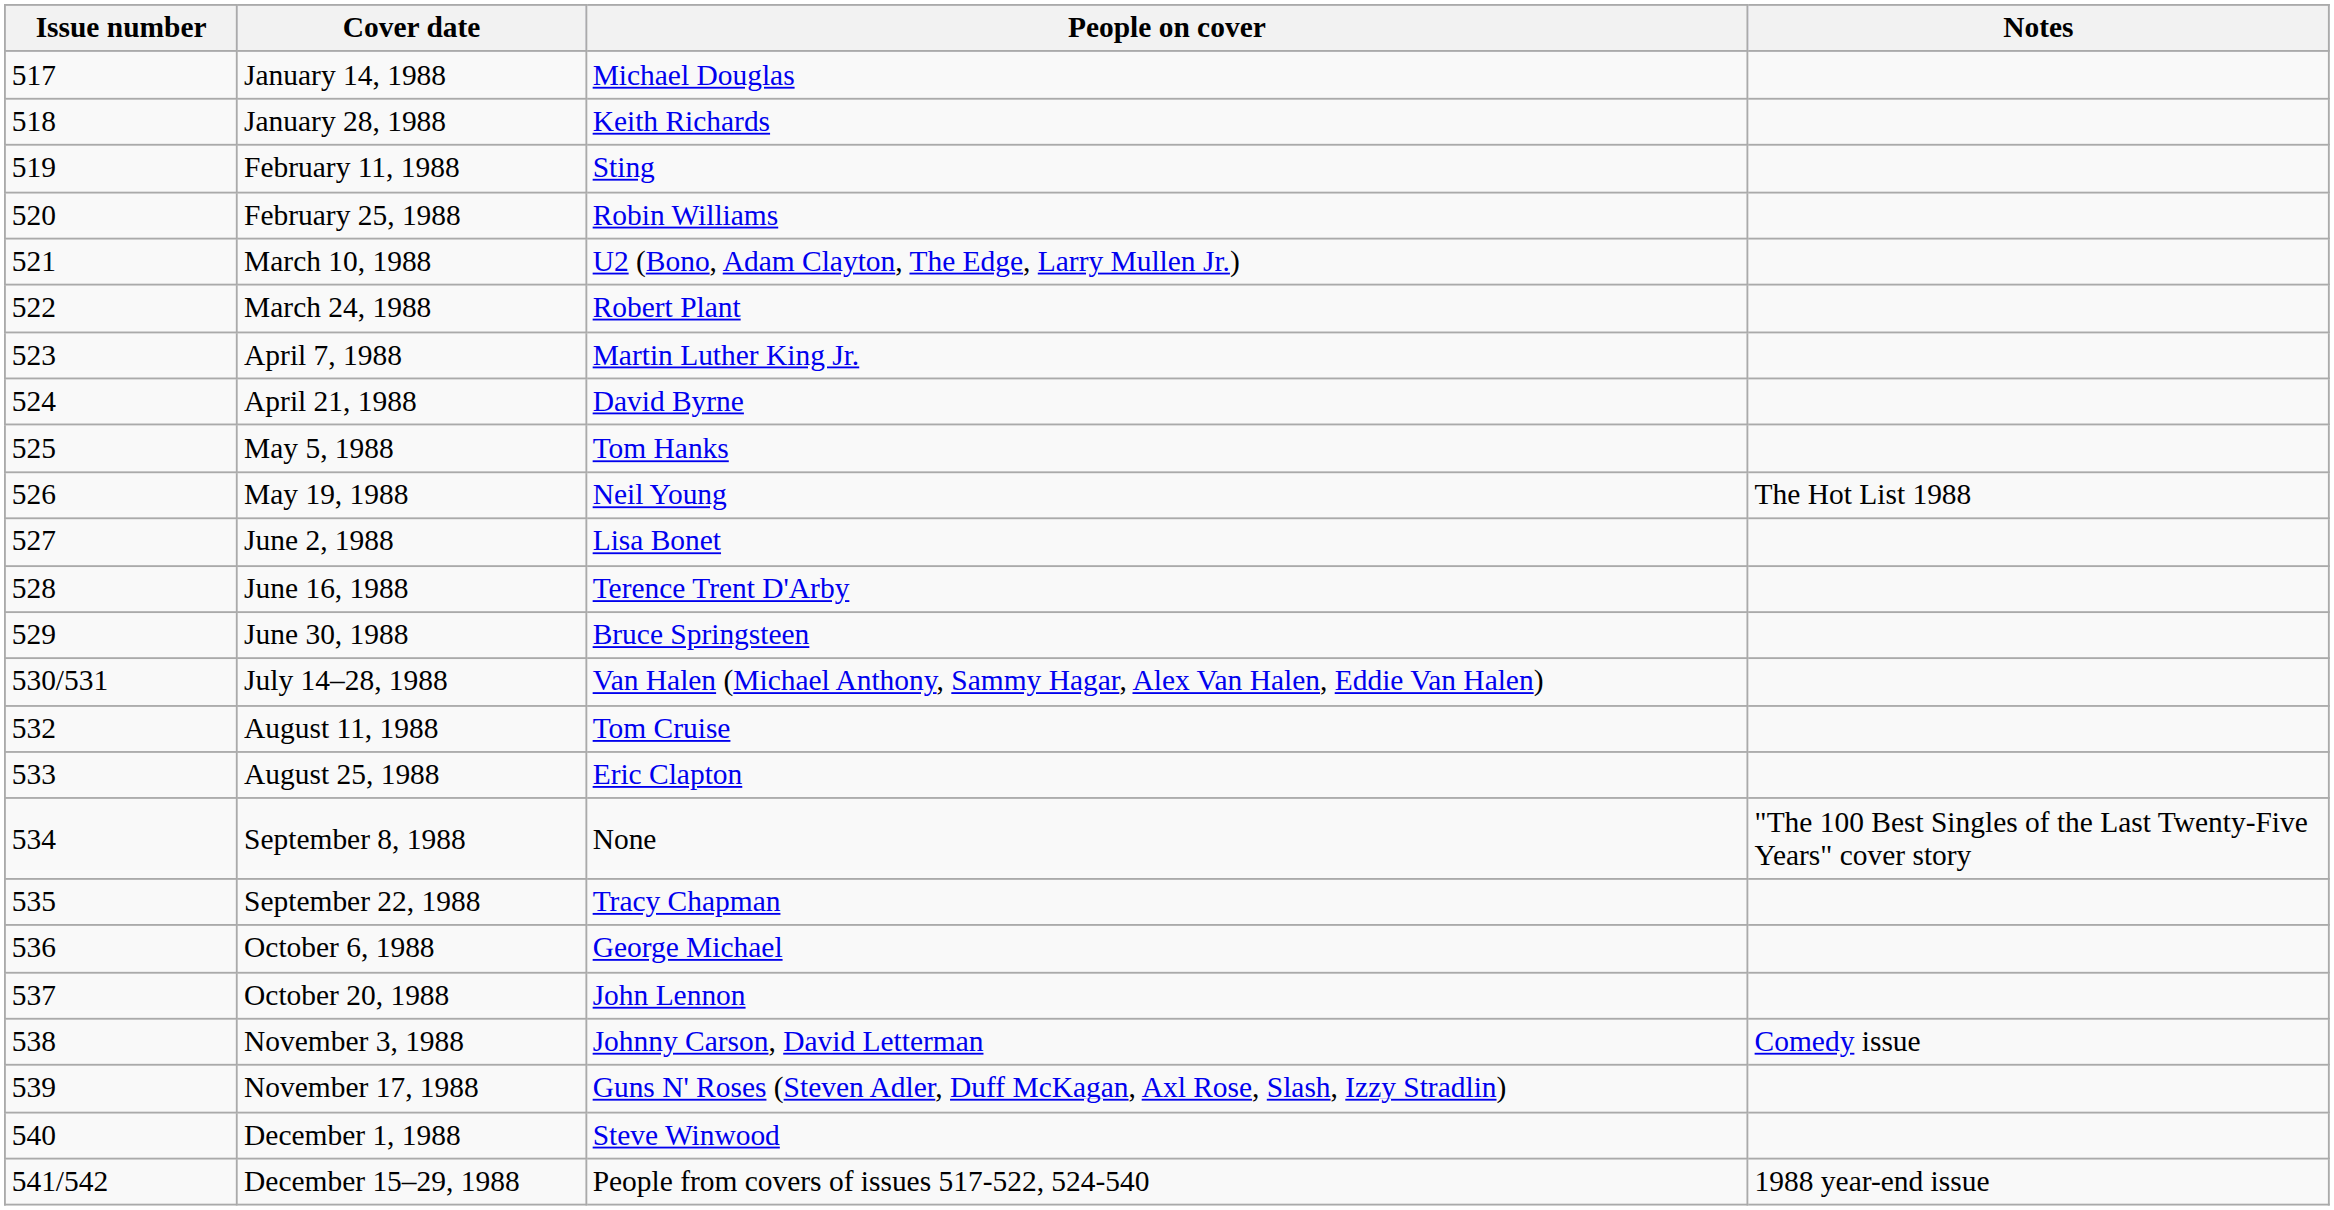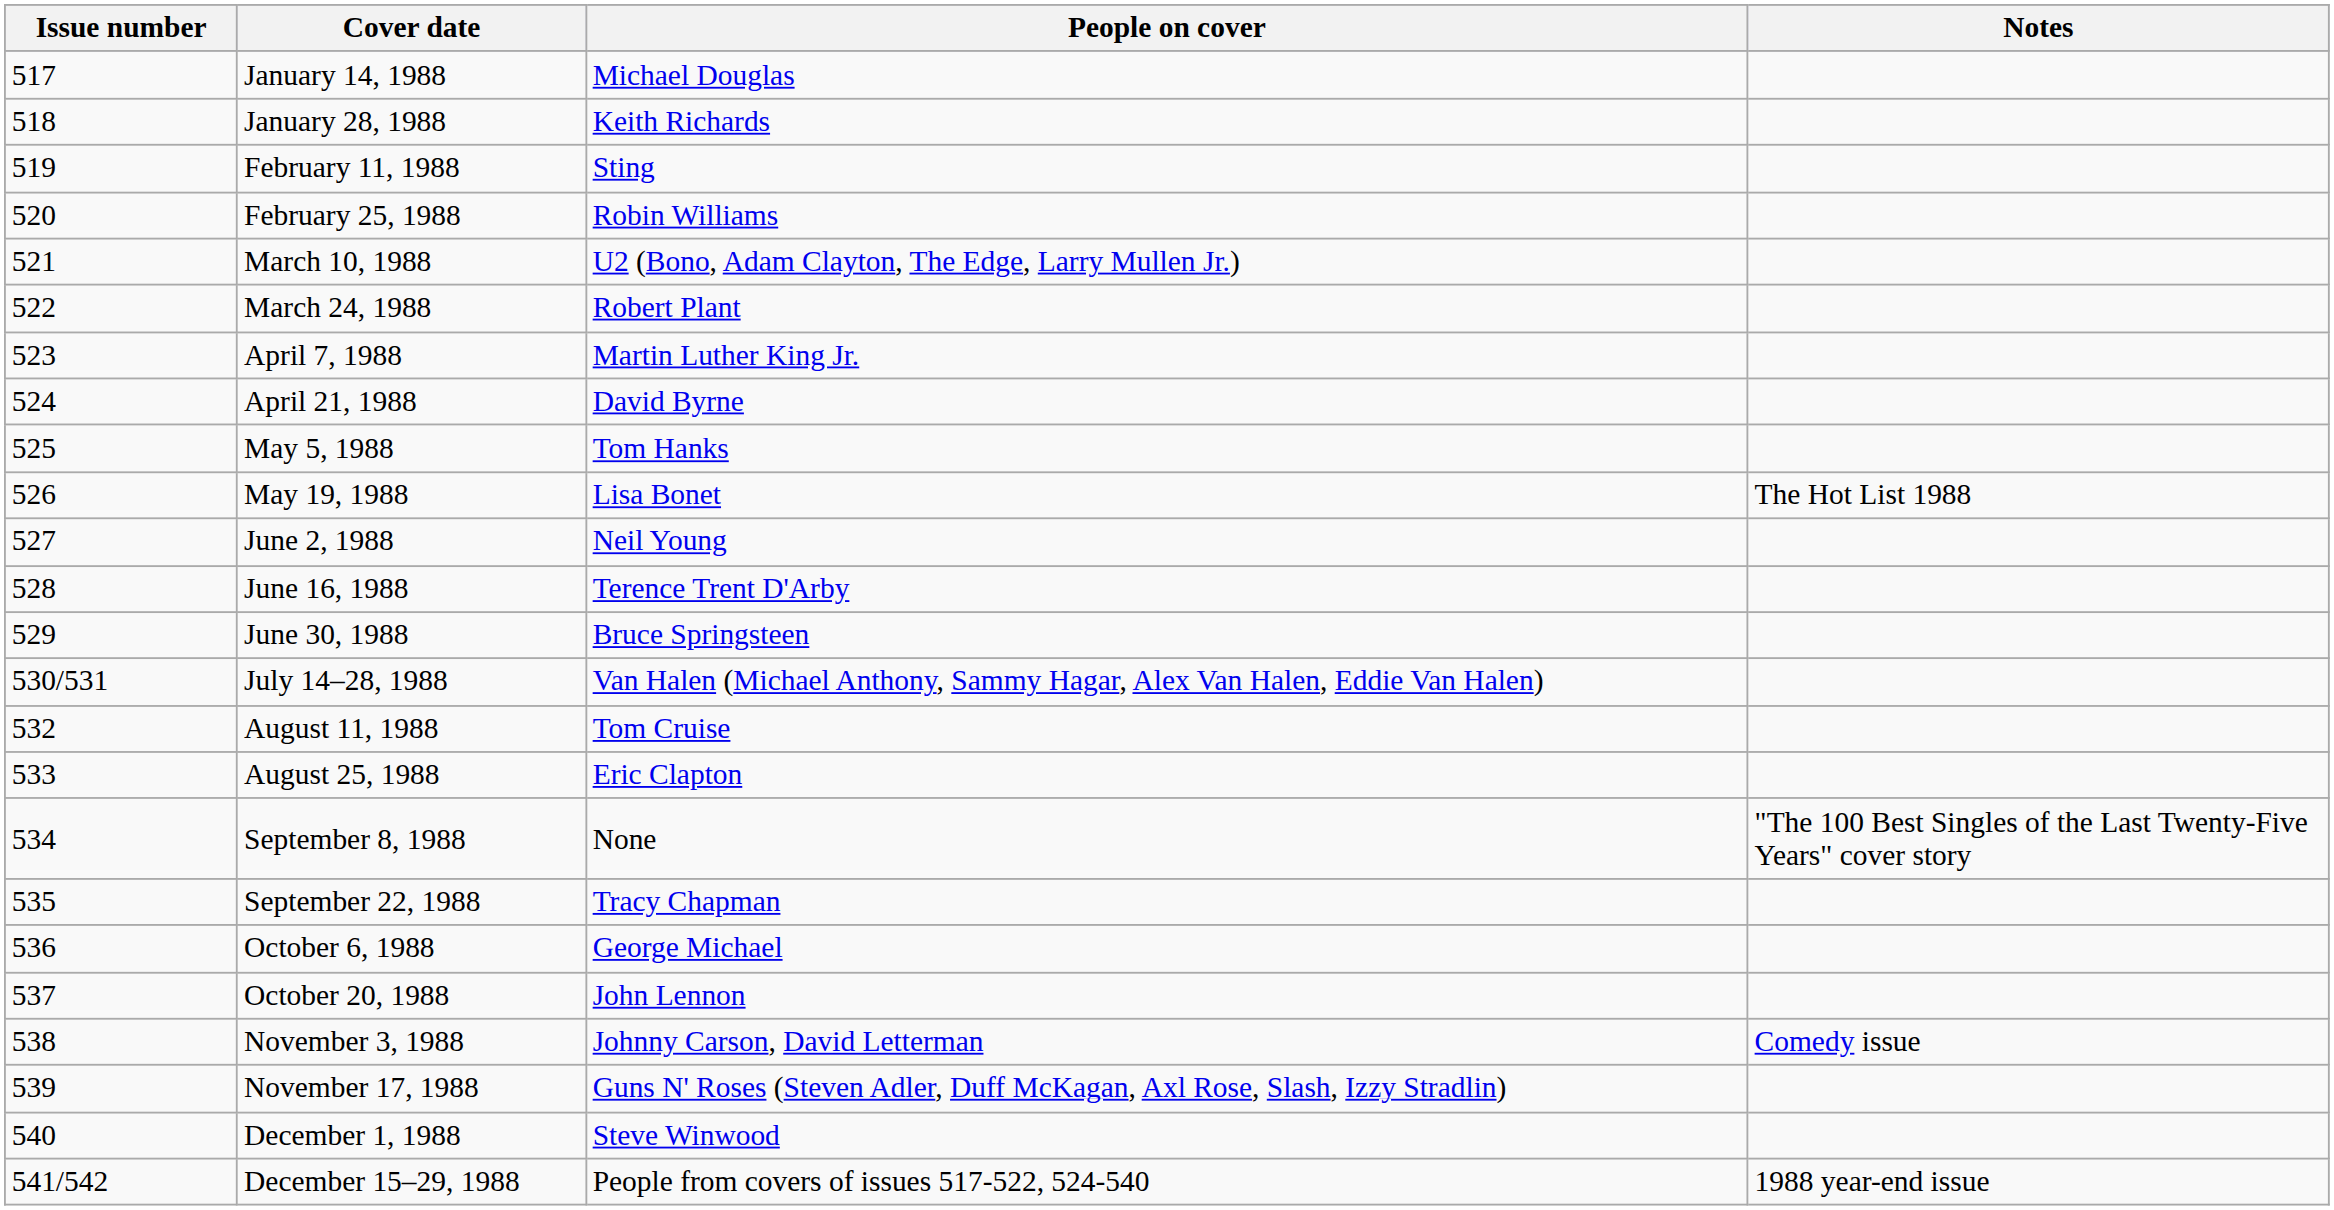(660, 494) Neil Young -> (657, 494) Lisa Bonet
(657, 541) Lisa Bonet -> (660, 541) Neil Young
